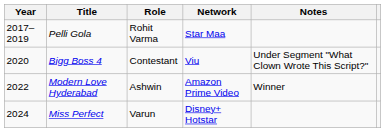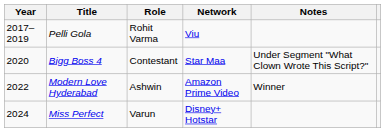(205, 33) Star Maa -> (192, 33) Viu
(192, 60) Viu -> (205, 60) Star Maa
